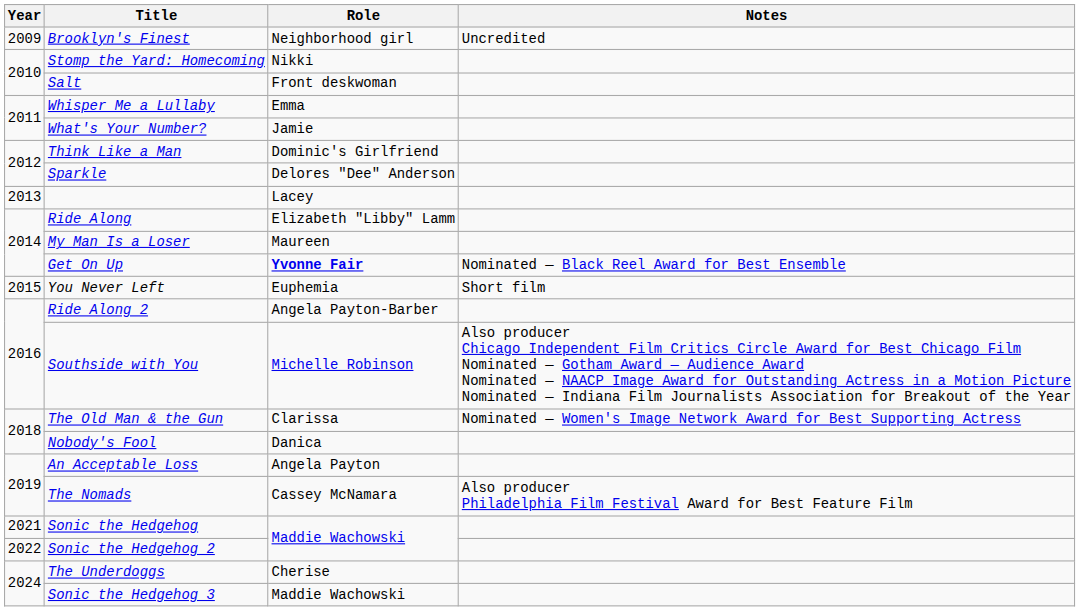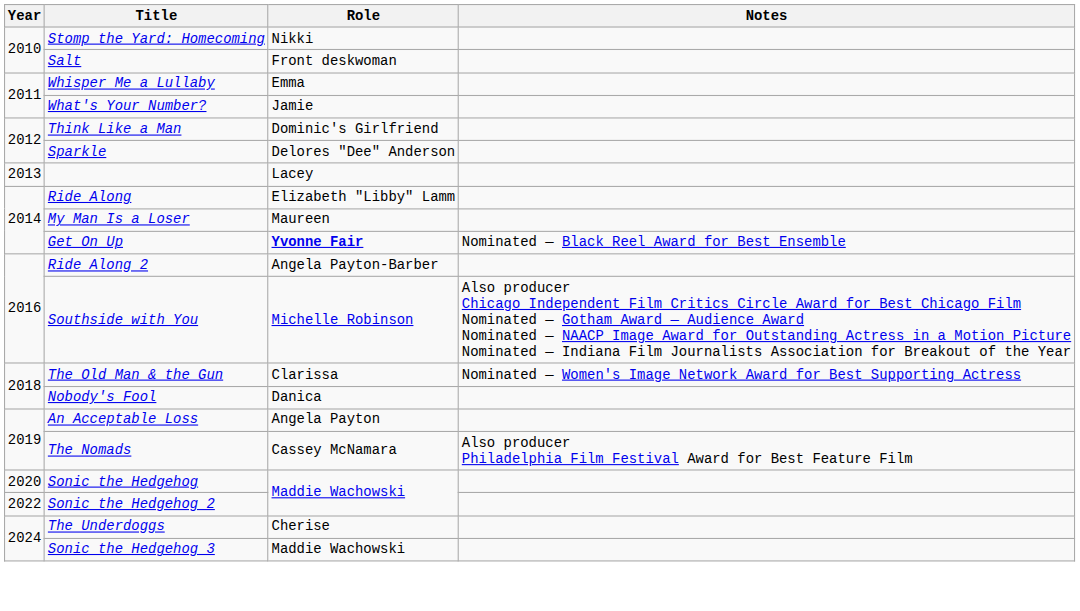- row: (119, 39)
- row: (106, 288)
(25, 527) 2021 -> (25, 482) 2020
